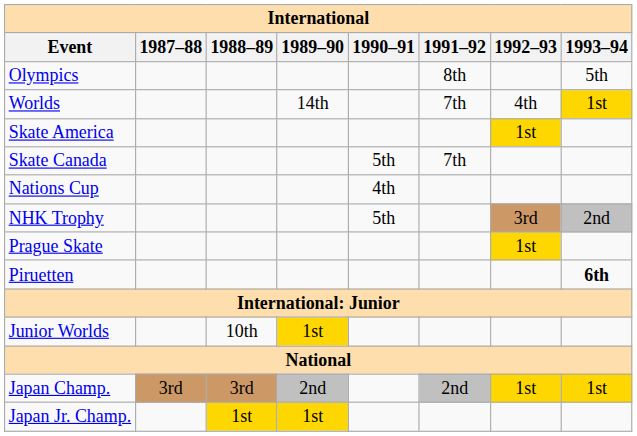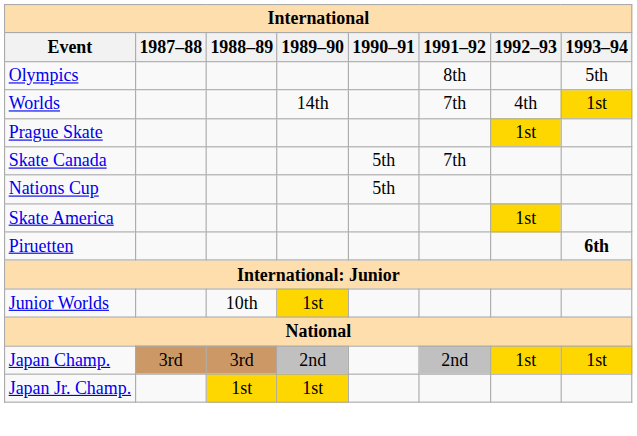rows swapped: (61, 132) <-> (56, 246)
(384, 189) 4th -> (384, 189) 5th
- row: (56, 217)
